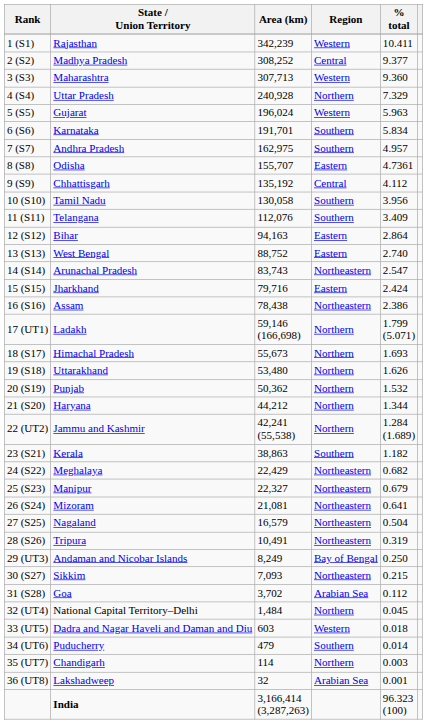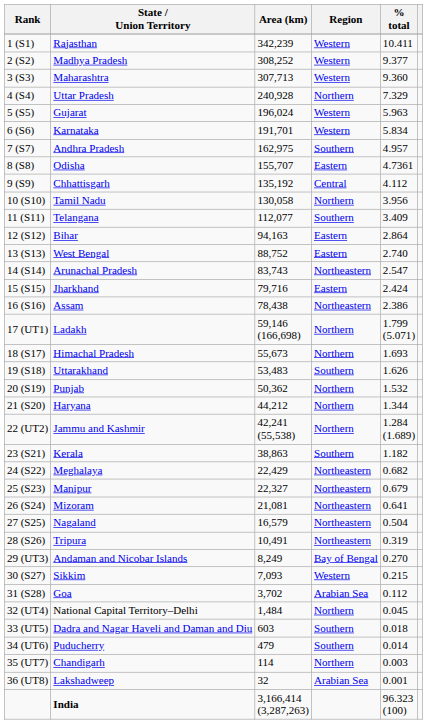(330, 60) Central -> (332, 60) Western
(334, 130) Southern -> (332, 130) Western
(334, 200) Southern -> (334, 200) Northern
(275, 218) 112,076 -> (275, 218) 112,077
(273, 370) 53,480 -> (273, 370) 53,483
(334, 370) Northern -> (334, 370) Southern
(395, 558) 0.250 -> (395, 558) 0.270
(343, 575) Northeastern -> (332, 575) Western
(332, 628) Western -> (334, 628) Southern
